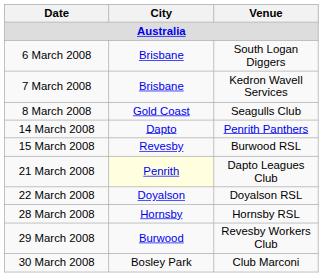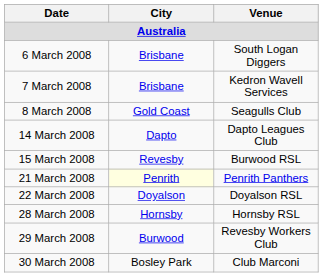(266, 129) Penrith Panthers -> (266, 135) Dapto Leagues Club
(266, 171) Dapto Leagues Club -> (266, 177) Penrith Panthers
